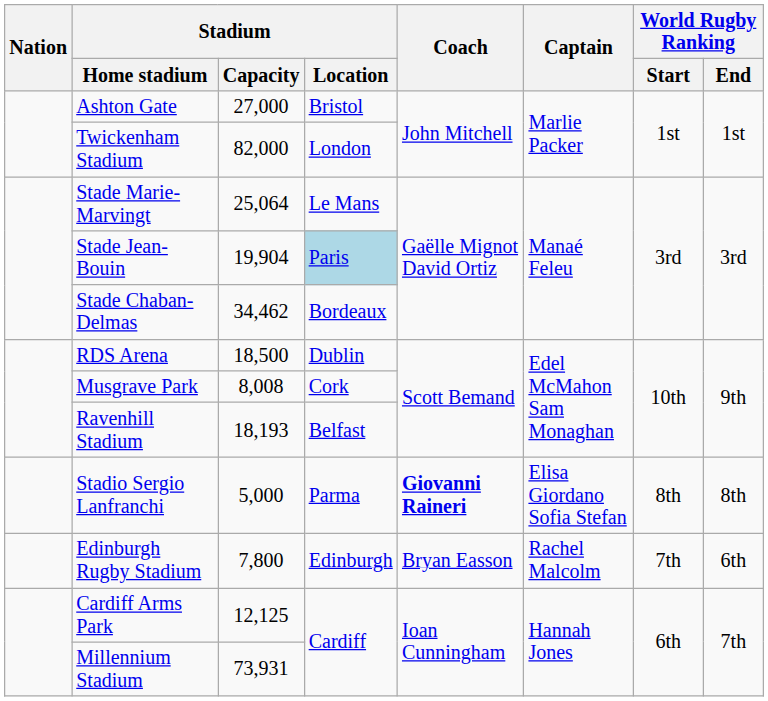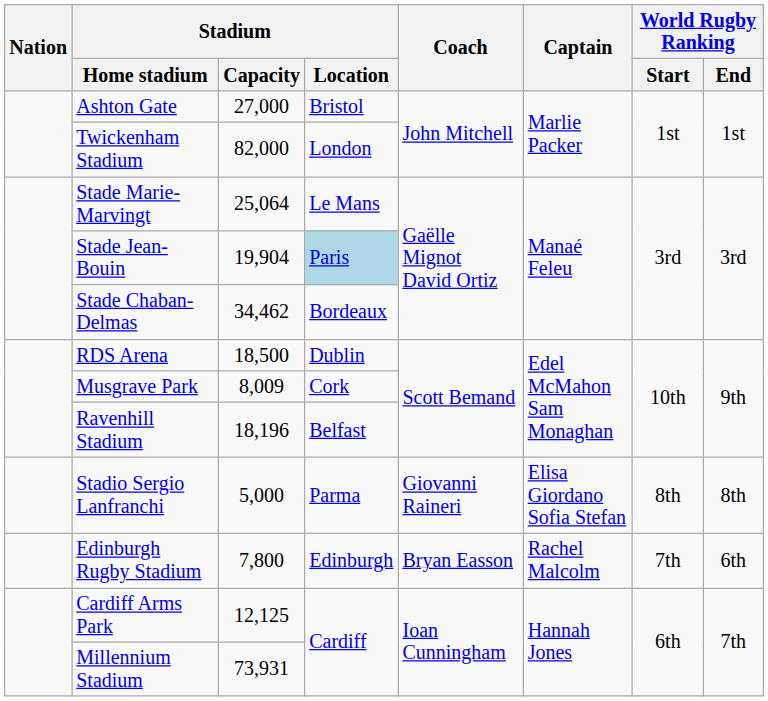(261, 386) 8,008 -> (262, 386) 8,009
(261, 429) 18,193 -> (262, 429) 18,196
(441, 495) bold -> (440, 495) normal
